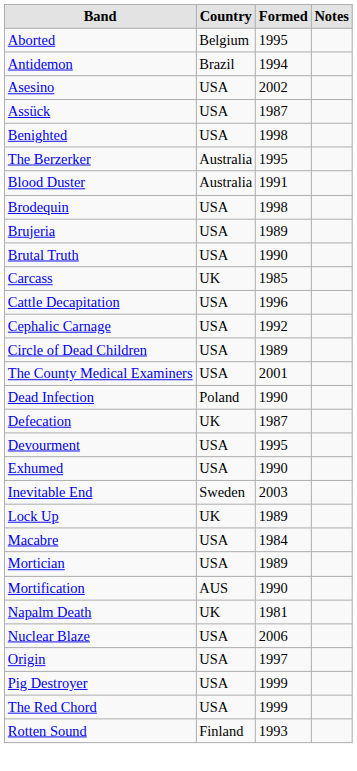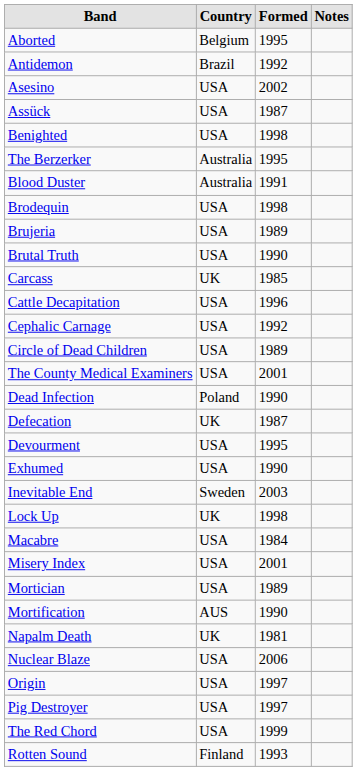(273, 64) 1994 -> (273, 64) 1992
(273, 516) 1989 -> (273, 516) 1998
+ row: (46, 564)
(273, 683) 1999 -> (273, 707) 1997
